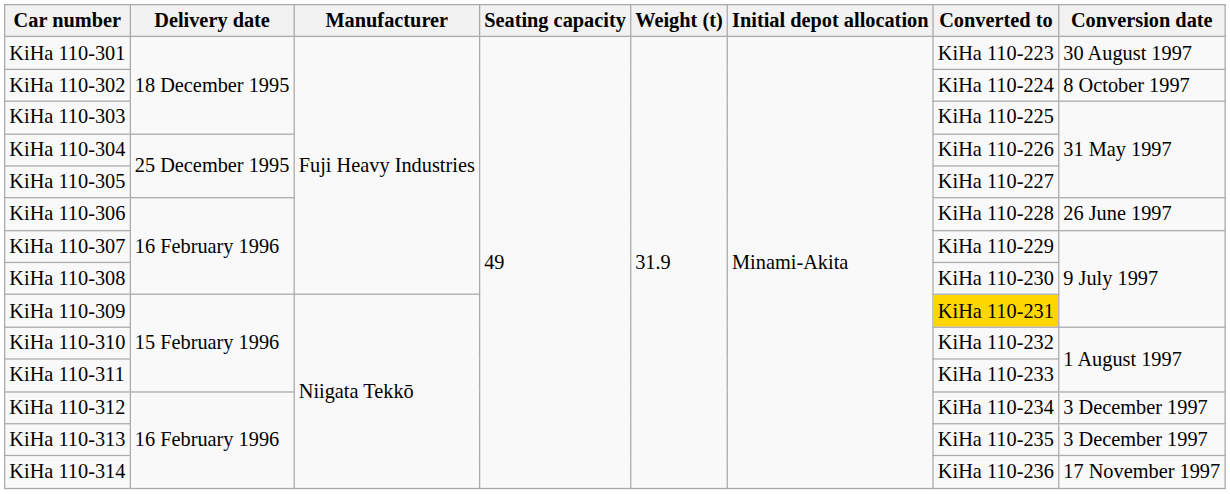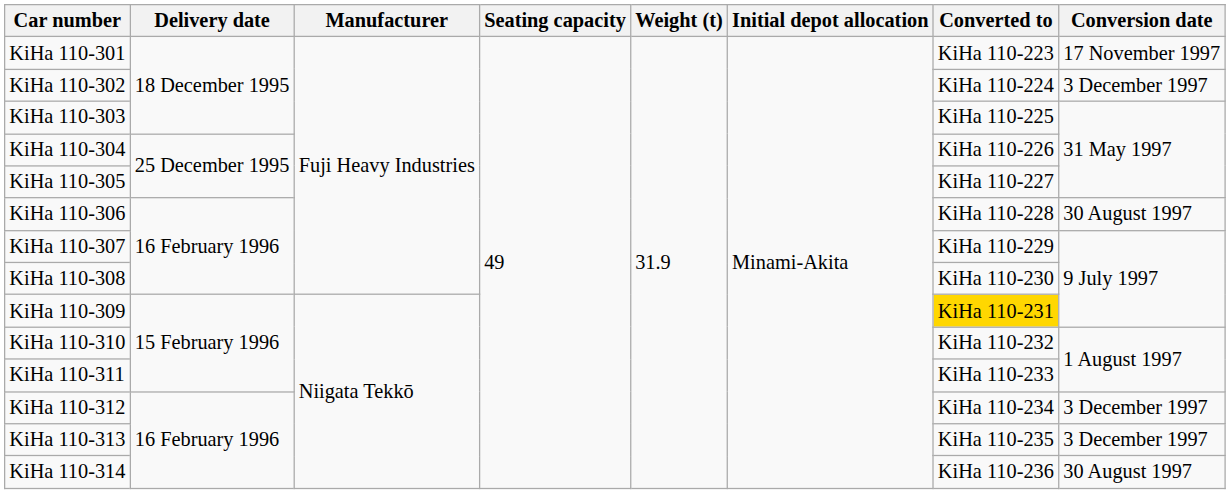(1128, 52) 30 August 1997 -> (1142, 52) 17 November 1997
(1127, 85) 8 October 1997 -> (1136, 85) 3 December 1997
(1117, 213) 26 June 1997 -> (1128, 213) 30 August 1997
(1142, 471) 17 November 1997 -> (1128, 471) 30 August 1997
